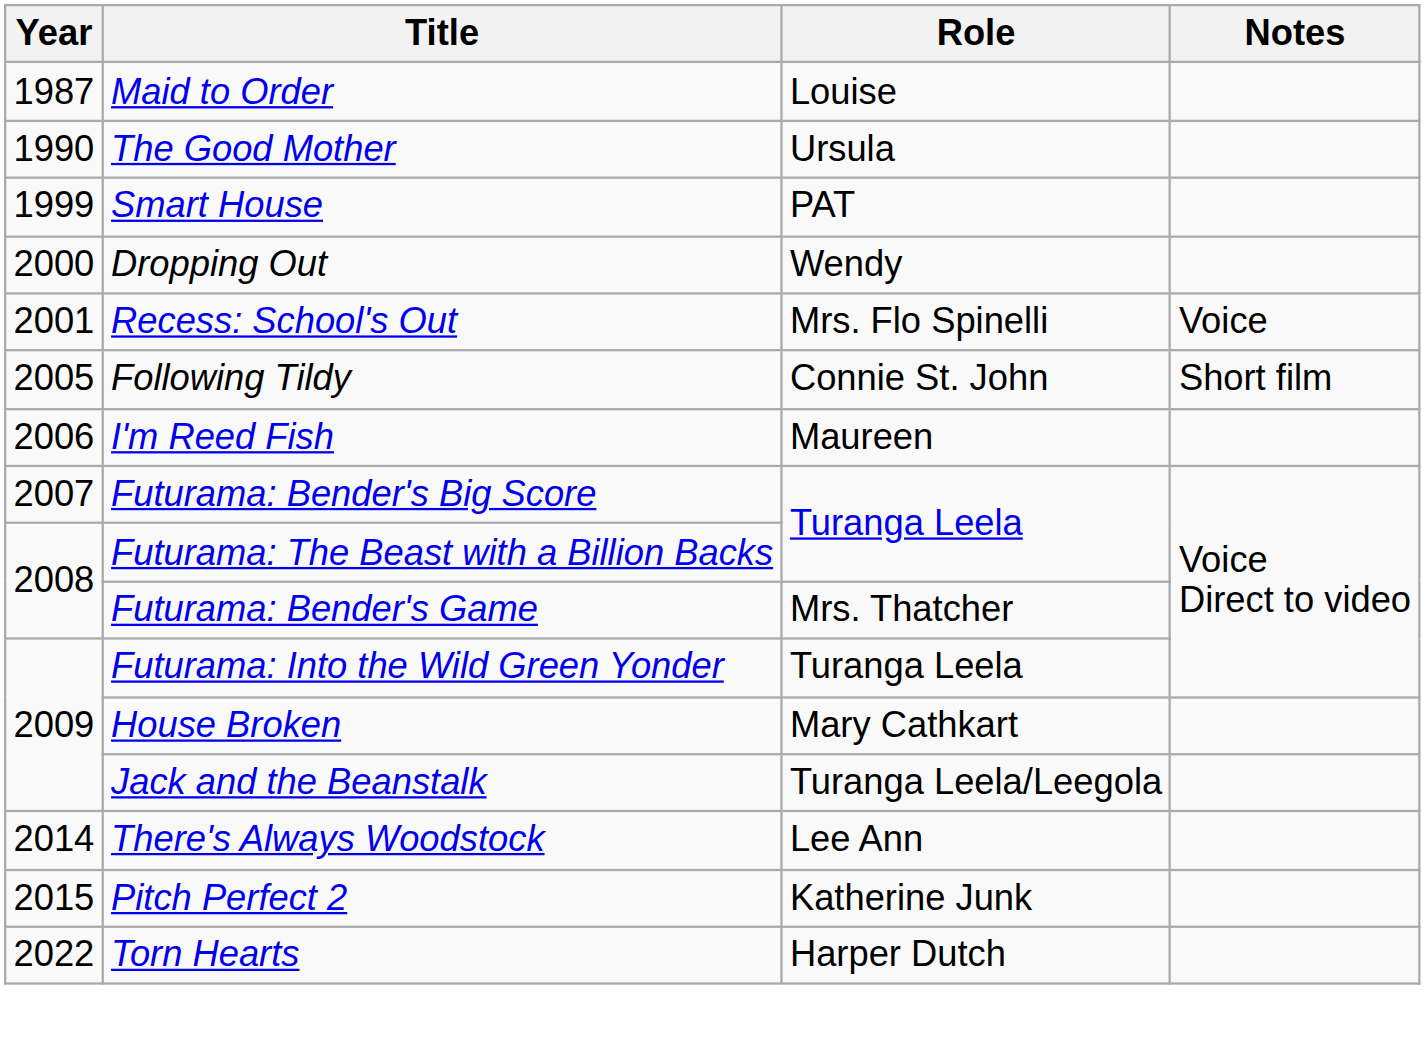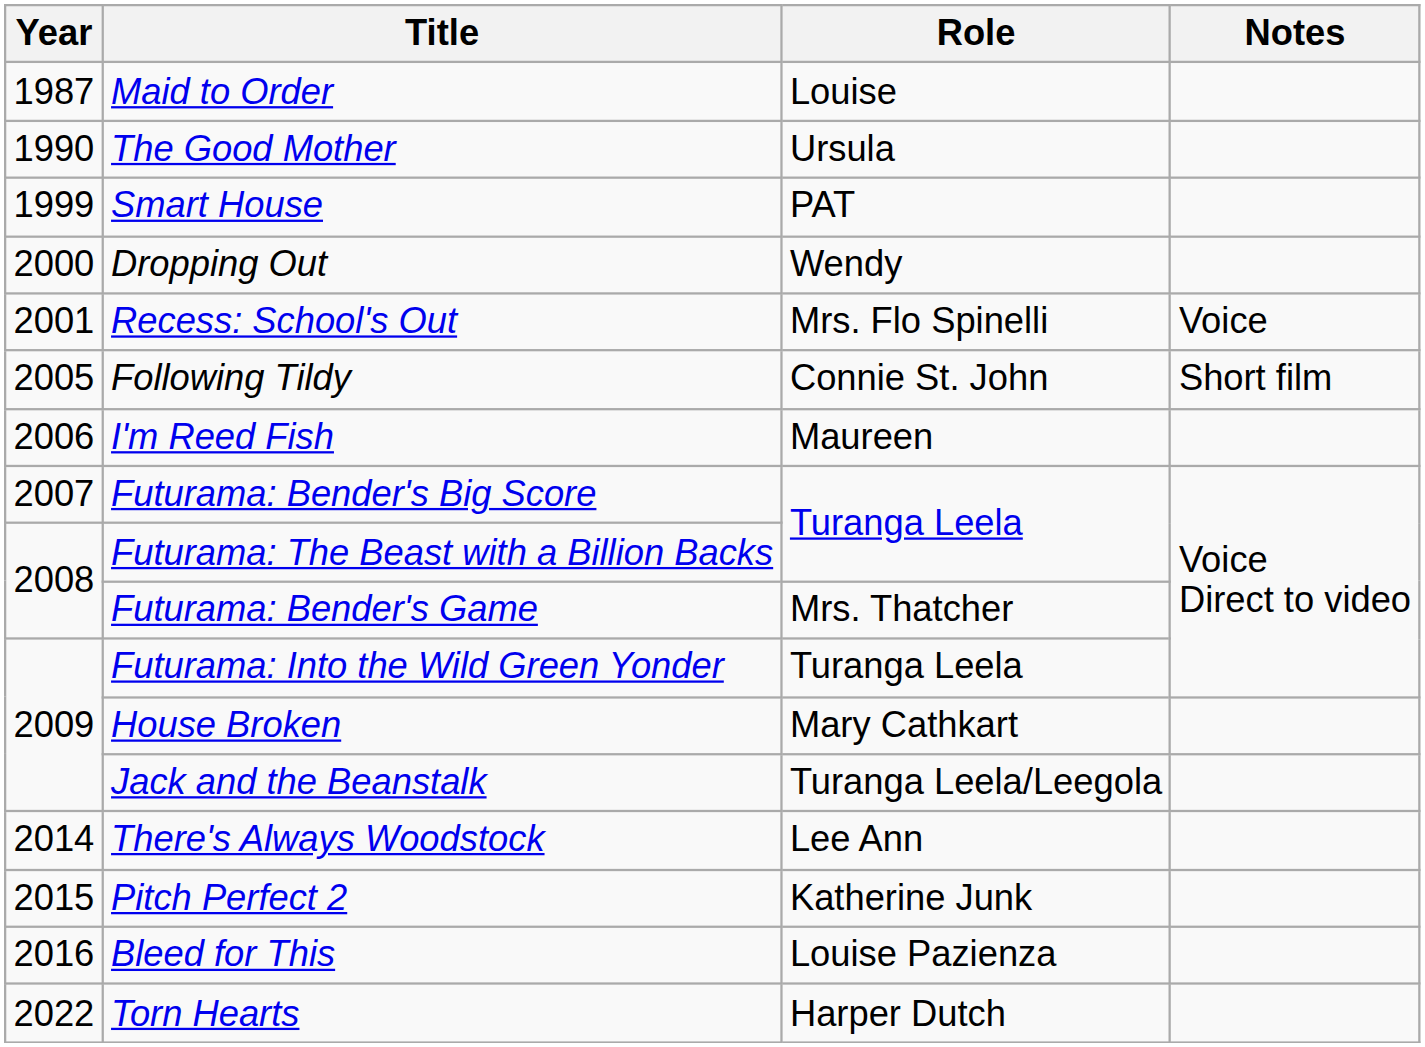+ row: (223, 954)
